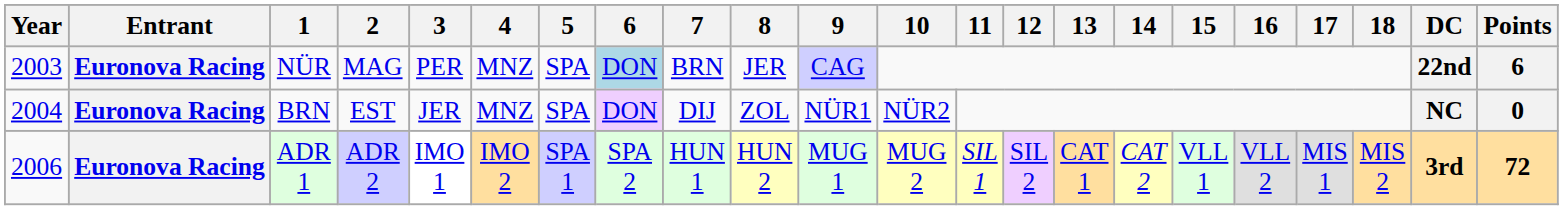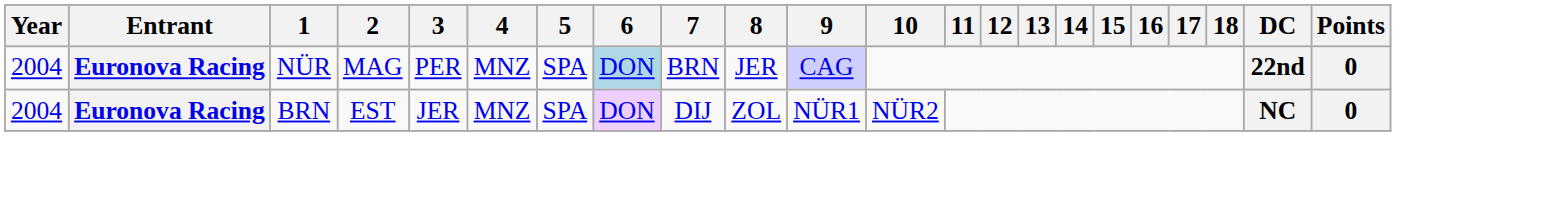(37, 67) 2003 -> (37, 67) 2004
(1518, 67) 6 -> (1351, 67) 0
- row: (304, 166)
